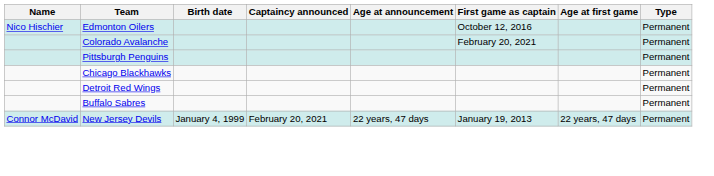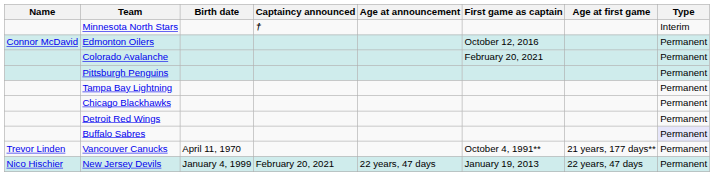+ row: (130, 27)
(35, 27) Nico Hischier -> (42, 42) Connor McDavid
+ row: (127, 88)
(666, 103) no background -> (684, 133) lavender background
+ row: (125, 149)
(42, 118) Connor McDavid -> (35, 164) Nico Hischier
